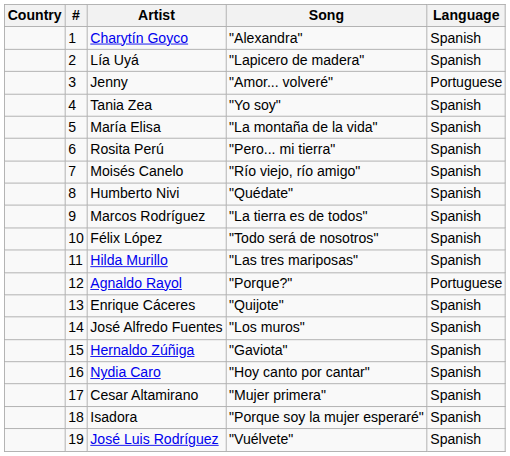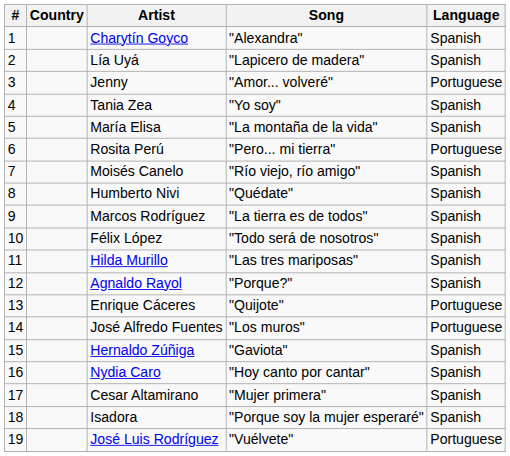columns swapped: (76, 15) <-> (35, 15)
(456, 149) Spanish -> (466, 149) Portuguese
(466, 283) Portuguese -> (456, 283) Spanish
(456, 305) Spanish -> (466, 305) Portuguese
(456, 328) Spanish -> (466, 328) Portuguese
(456, 439) Spanish -> (466, 439) Portuguese
